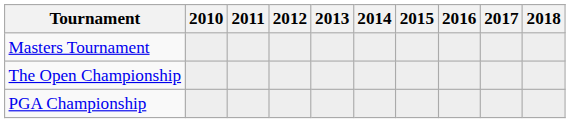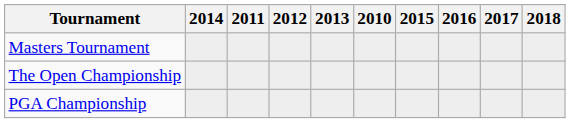columns swapped: (206, 18) <-> (375, 18)
